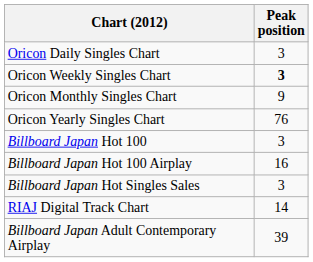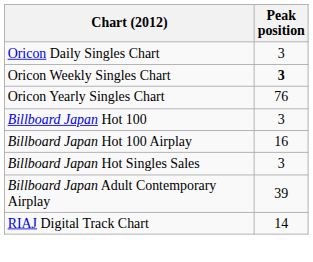- row: (92, 97)
rows swapped: (112, 237) <-> (78, 207)
